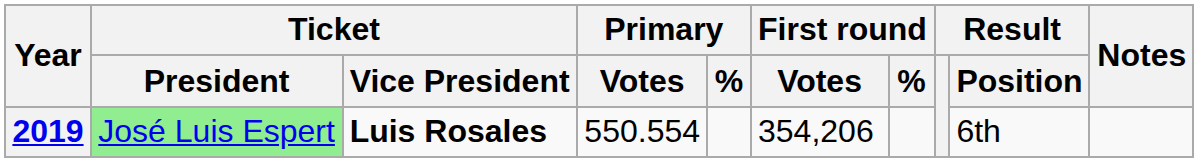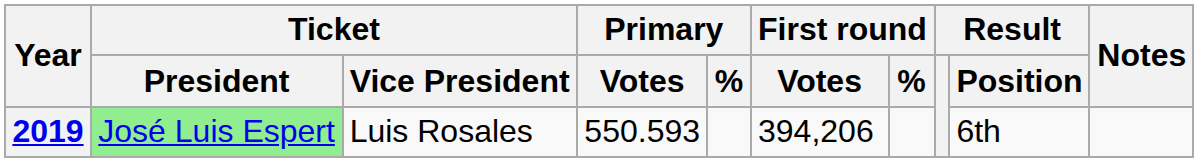(448, 131) bold -> (441, 131) normal
(642, 131) 550.554 -> (642, 131) 550.593
(816, 131) 354,206 -> (816, 131) 394,206
